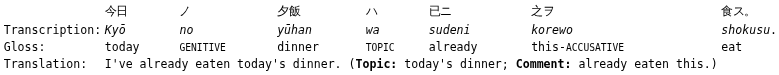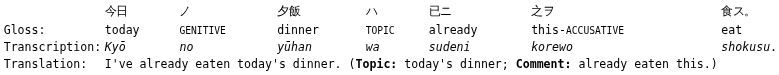rows swapped: (52, 30) <-> (25, 47)
